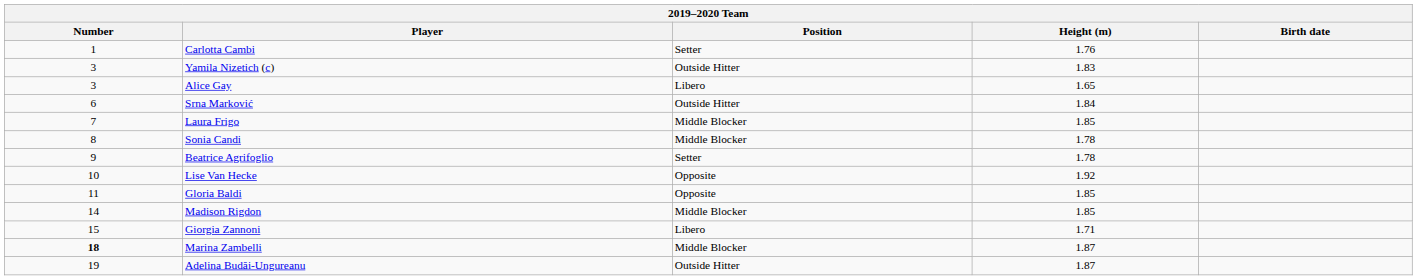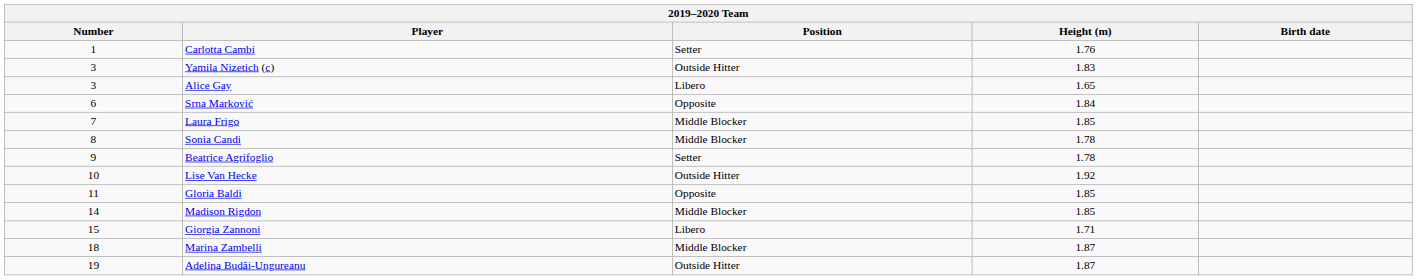(707, 103) Outside Hitter -> (695, 103) Opposite
(695, 175) Opposite -> (707, 175) Outside Hitter
(93, 247) bold -> (93, 247) normal
